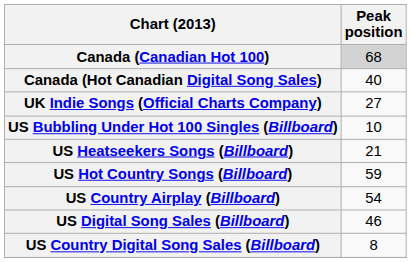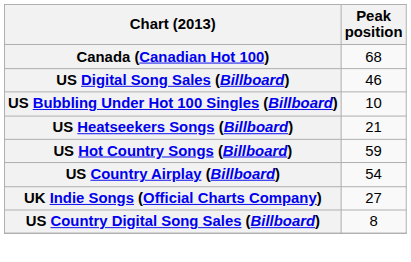(374, 56) lightgrey background -> (374, 56) no background
- row: (173, 80)
rows swapped: (173, 103) <-> (173, 221)
